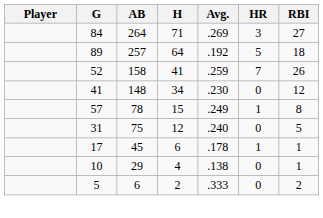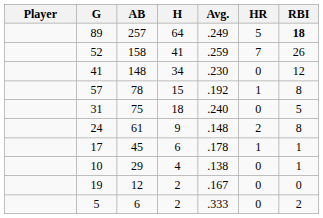- row: (96, 33)
(218, 52) .192 -> (218, 33) .249
(299, 52) normal -> (299, 33) bold
(218, 109) .249 -> (218, 90) .192
(177, 128) 12 -> (177, 109) 18
+ row: (96, 128)
+ row: (96, 185)
